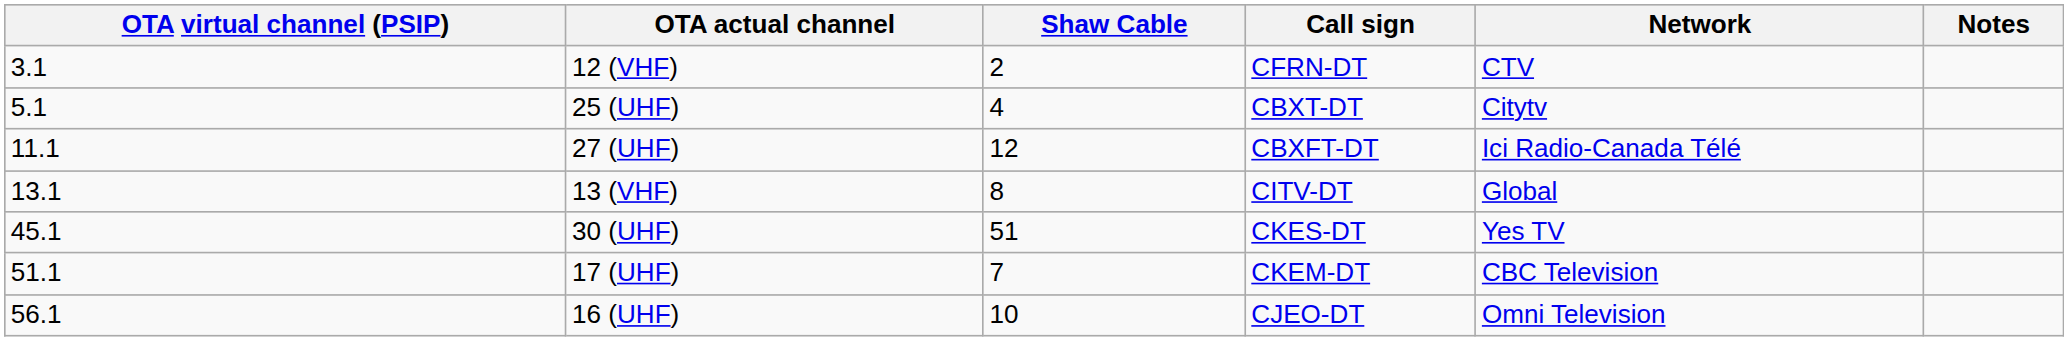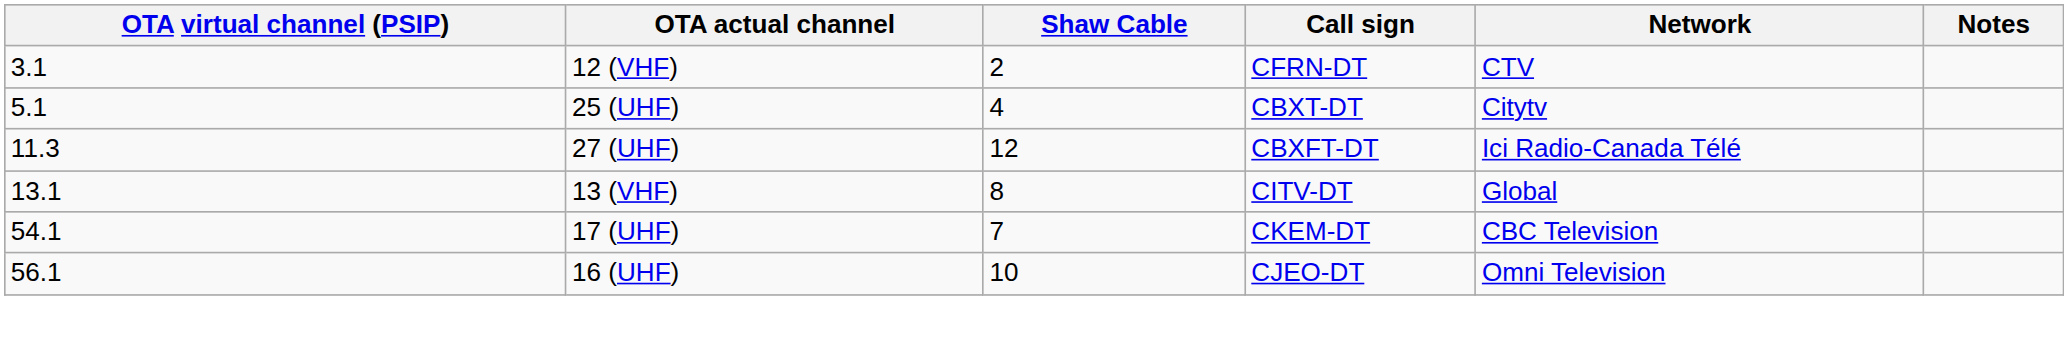(35, 149) 11.1 -> (35, 149) 11.3
- row: (626, 231)
(36, 273) 51.1 -> (36, 231) 54.1
